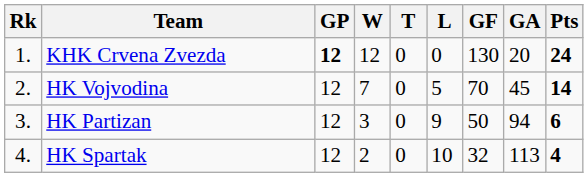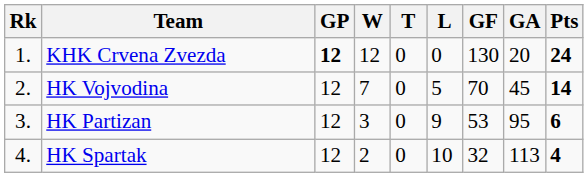(478, 121) 50 -> (478, 121) 53
(519, 121) 94 -> (519, 121) 95
